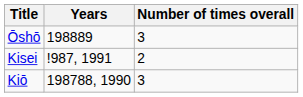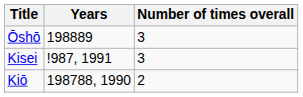(141, 59) 2 -> (141, 59) 3
(141, 80) 3 -> (141, 80) 2
